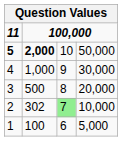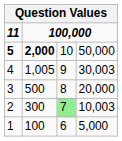(40, 70) 1,000 -> (40, 70) 1,005
(97, 70) 30,000 -> (97, 70) 30,003
(35, 107) 302 -> (35, 107) 300
(97, 107) 10,000 -> (97, 107) 10,003
